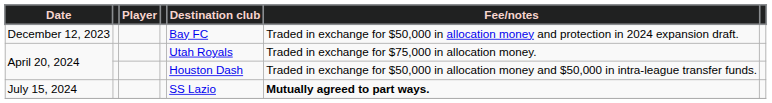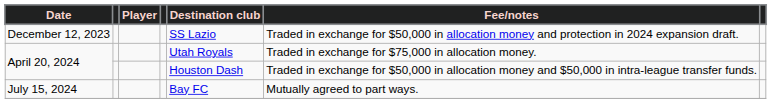(189, 34) Bay FC -> (193, 34) SS Lazio
(193, 89) SS Lazio -> (189, 89) Bay FC
(348, 89) bold -> (342, 89) normal
